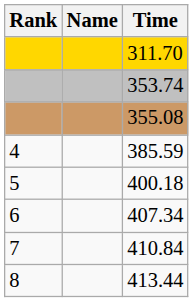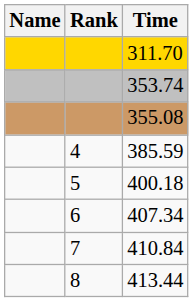columns swapped: (33, 20) <-> (92, 20)
